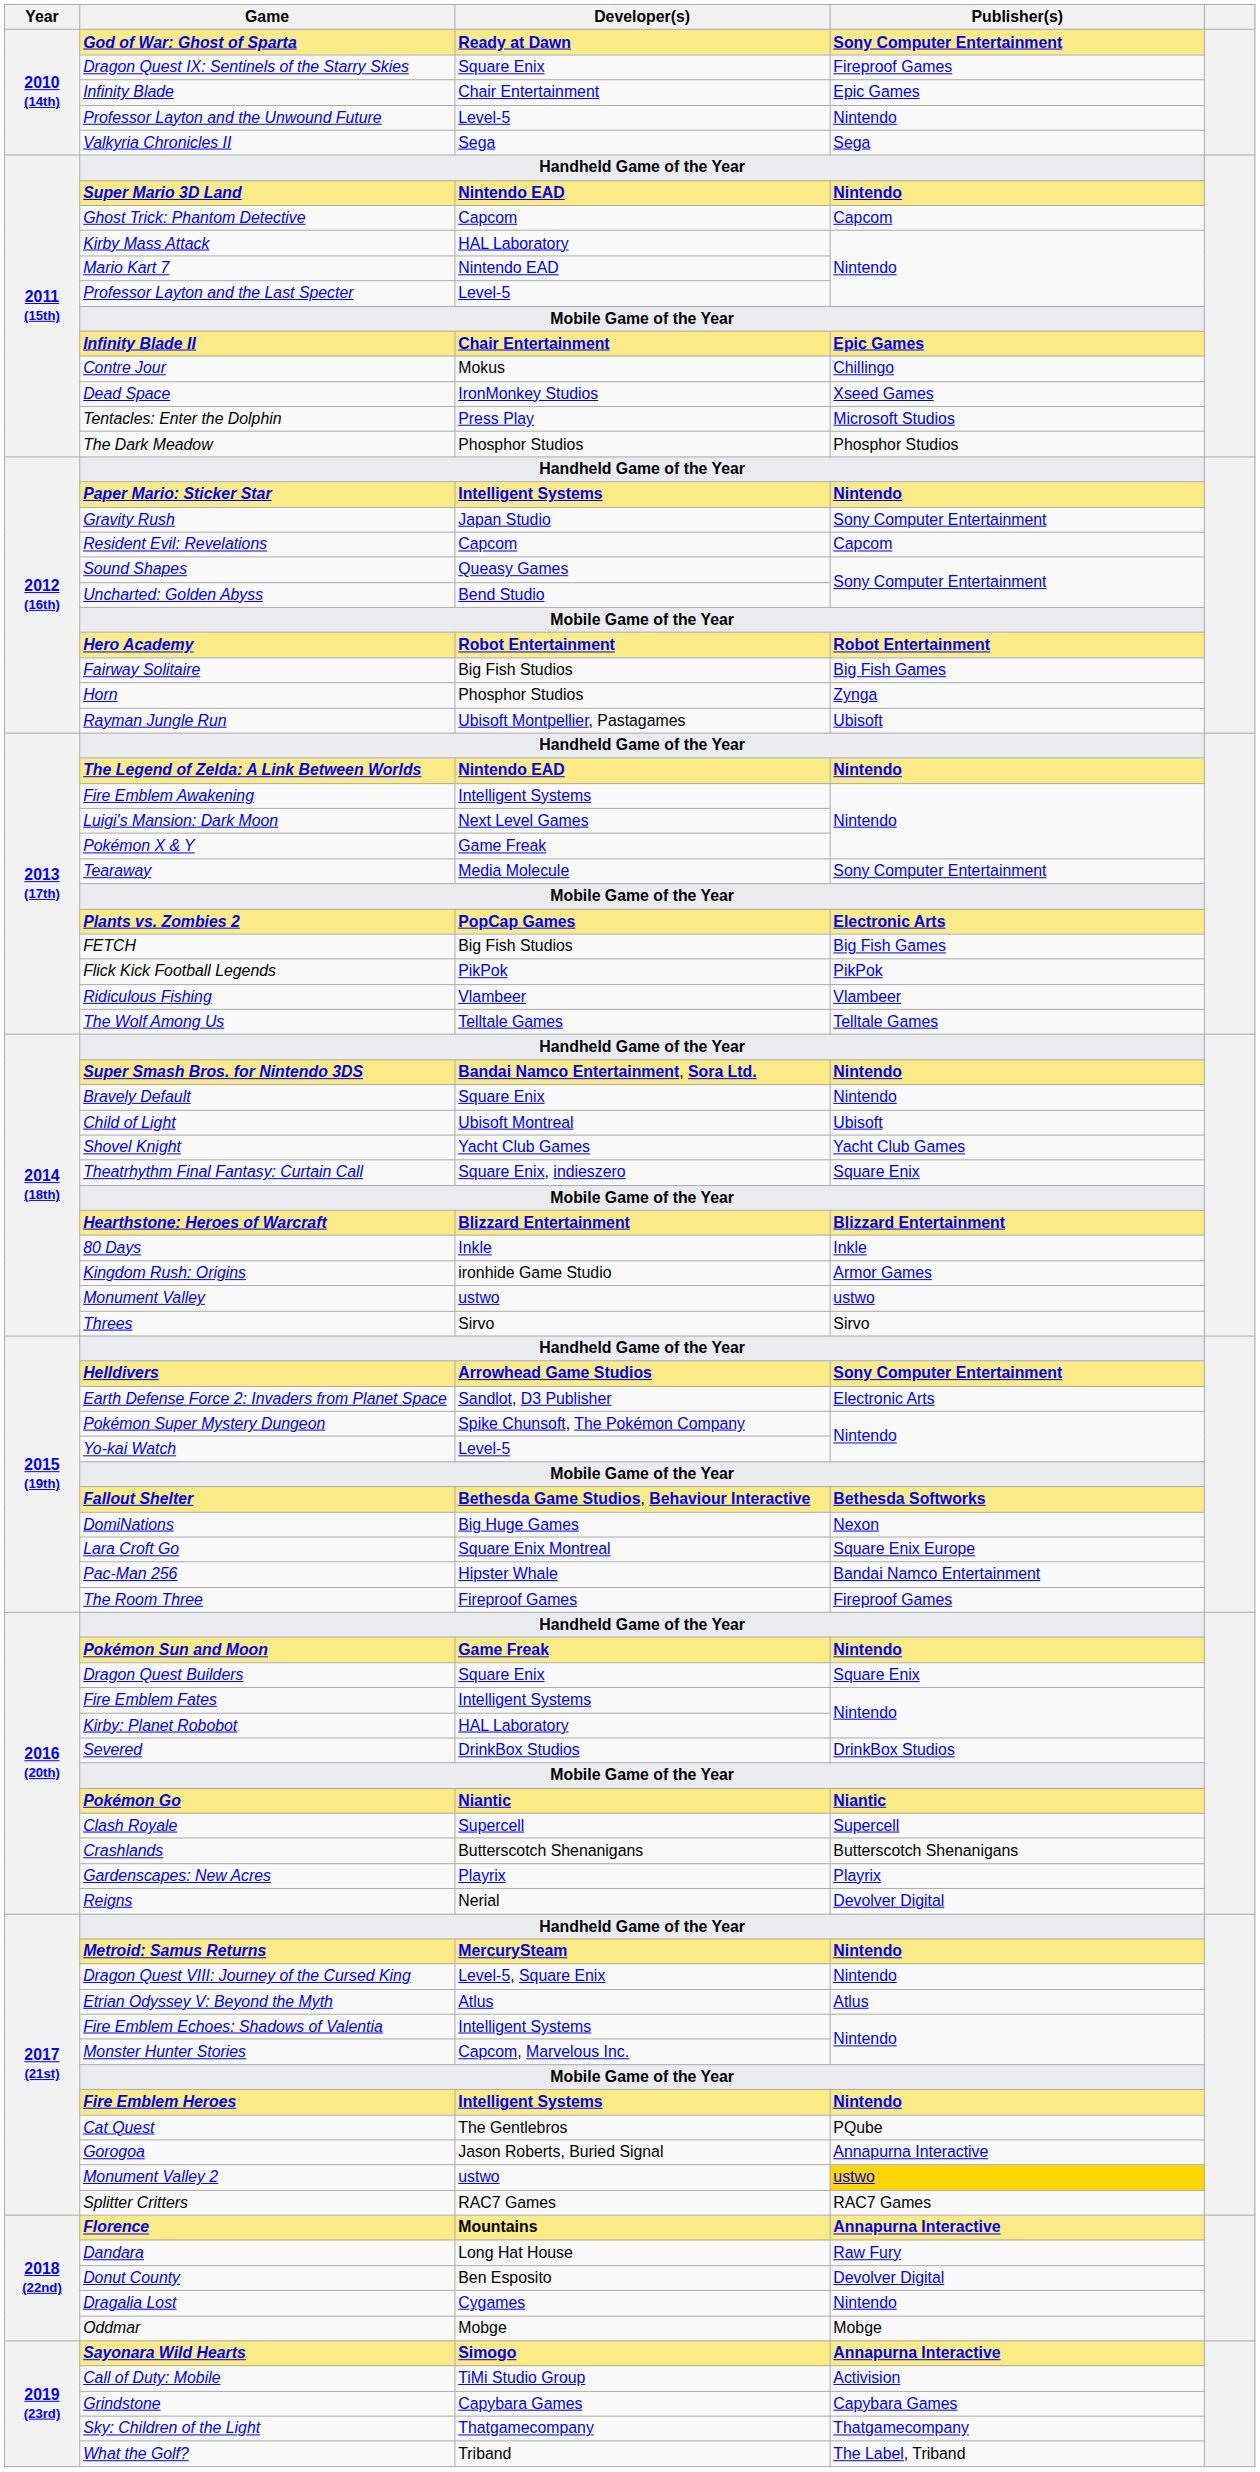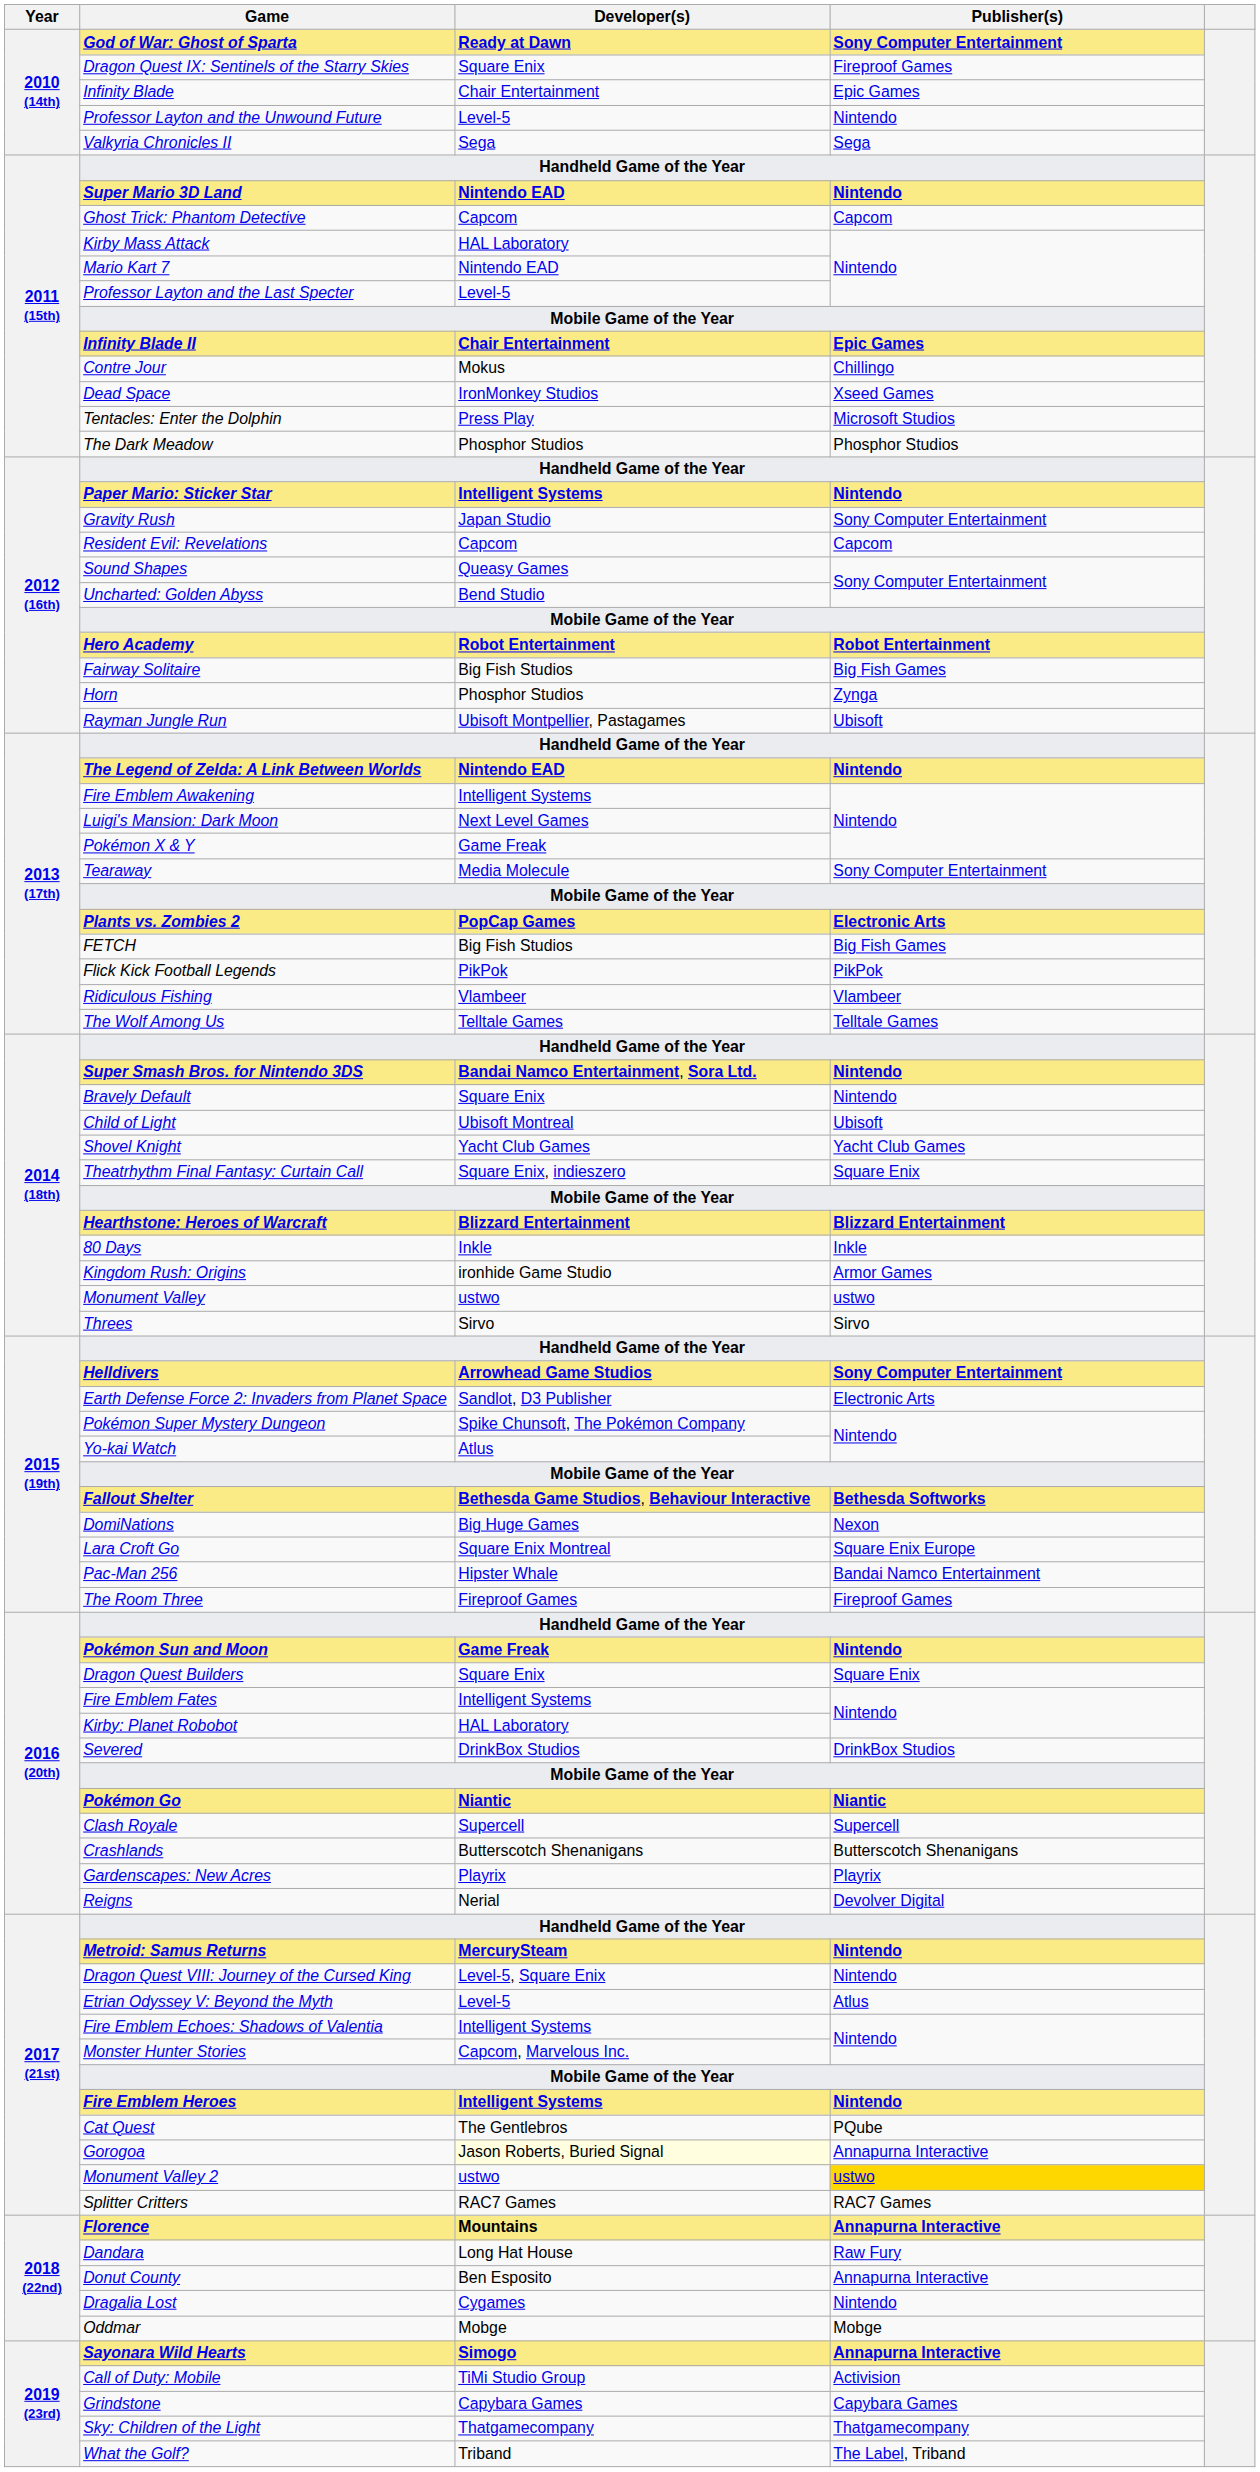(484, 1448) Level-5 -> (476, 1448) Atlus
(476, 2001) Atlus -> (484, 2001) Level-5
(561, 2152) no background -> (561, 2152) lightyellow background
(889, 2277) Devolver Digital -> (911, 2277) Annapurna Interactive
